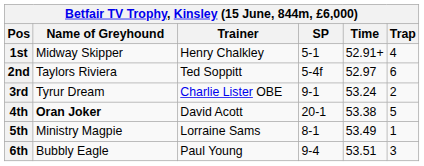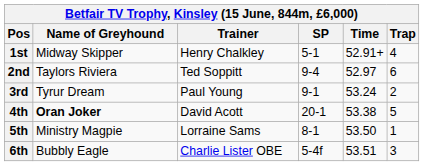(312, 72) 5-4f -> (310, 72) 9-4
(231, 92) Charlie Lister OBE -> (211, 92) Paul Young
(361, 131) 53.49 -> (361, 131) 53.50
(211, 151) Paul Young -> (231, 151) Charlie Lister OBE
(310, 151) 9-4 -> (312, 151) 5-4f
